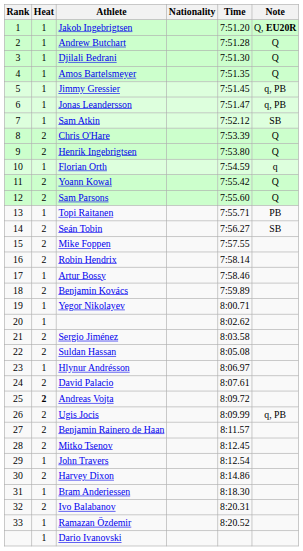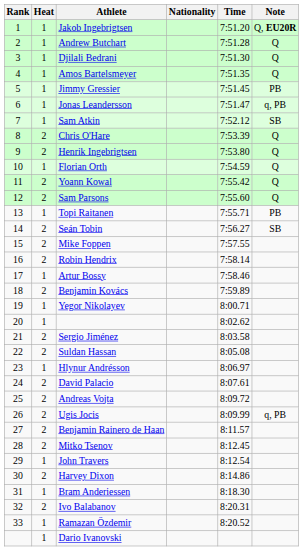(275, 89) q, PB -> (275, 89) PB
(275, 167) q -> (275, 167) Q
(44, 399) bold -> (44, 399) normal
